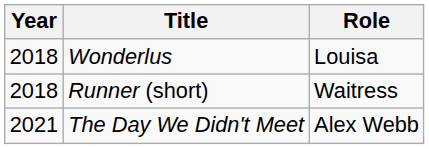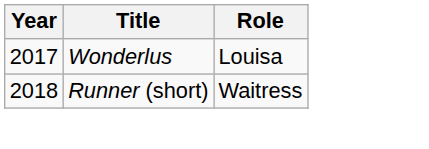(34, 56) 2018 -> (34, 56) 2017
- row: (186, 125)
